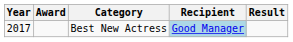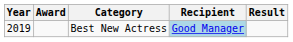(19, 29) 2017 -> (19, 29) 2019
